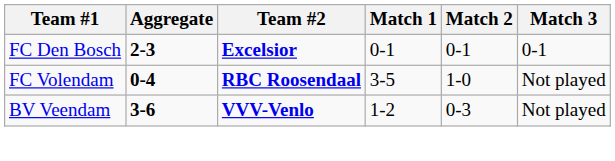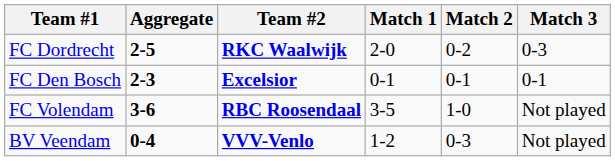+ row: (62, 49)
(143, 79) 0-4 -> (143, 110) 3-6
(143, 110) 3-6 -> (143, 140) 0-4
